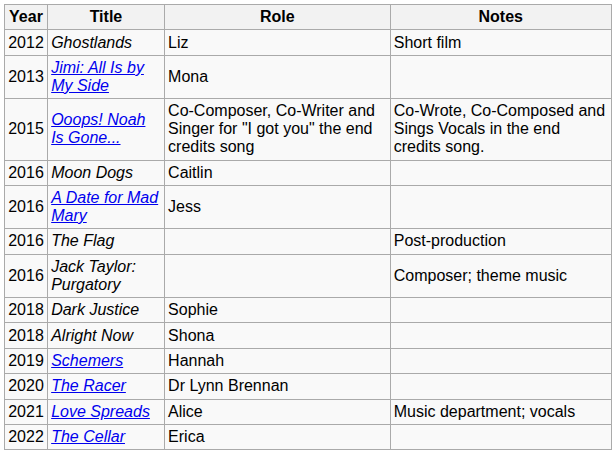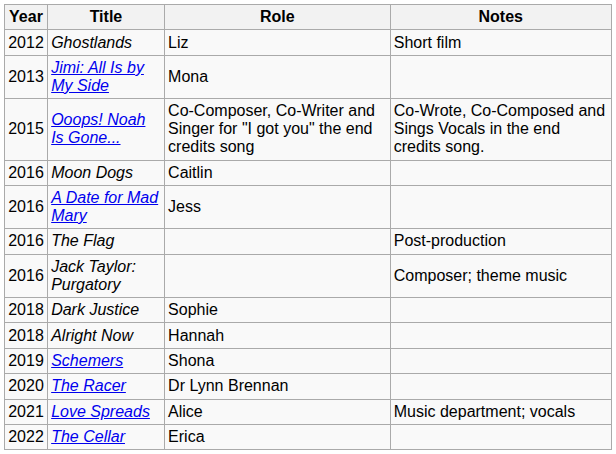(191, 335) Shona -> (196, 335) Hannah
(196, 360) Hannah -> (191, 360) Shona
